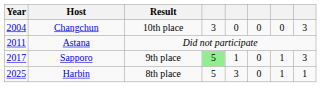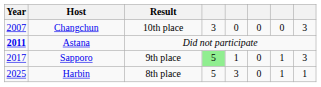(16, 27) 2004 -> (16, 27) 2007
(16, 43) normal -> (16, 43) bold
